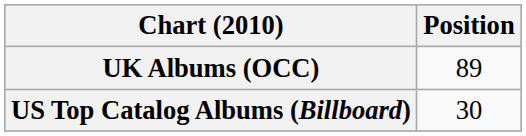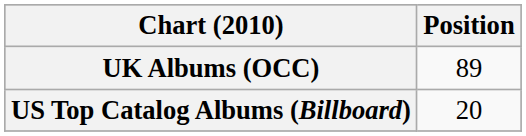(469, 109) 30 -> (469, 109) 20
